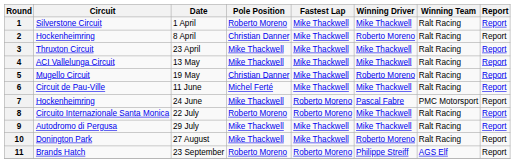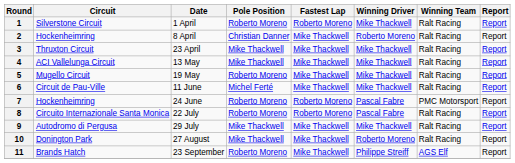(321, 23) Mike Thackwell -> (323, 23) Roberto Moreno
(259, 75) Christian Danner -> (258, 75) Roberto Moreno
(386, 75) Roberto Moreno -> (384, 75) Mike Thackwell
(256, 100) Mike Thackwell -> (258, 100) Roberto Moreno
(384, 113) Mike Thackwell -> (380, 113) Pascal Fabre
(323, 152) Roberto Moreno -> (321, 152) Mike Thackwell
